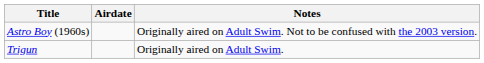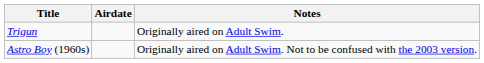rows swapped: (48, 31) <-> (22, 49)
